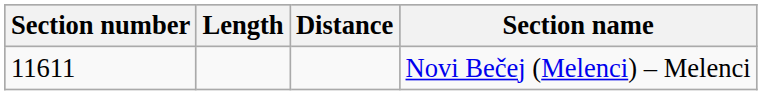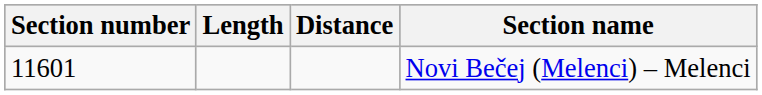(43, 67) 11611 -> (44, 67) 11601
